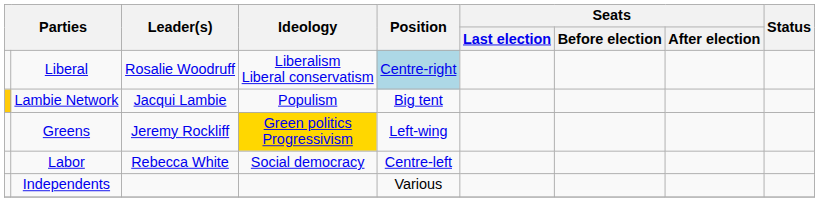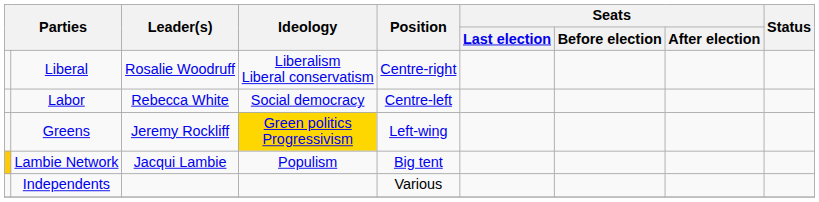(418, 69) lightblue background -> (418, 69) no background
rows swapped: (66, 162) <-> (66, 100)
